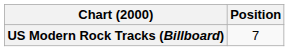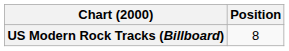(256, 35) 7 -> (256, 35) 8
